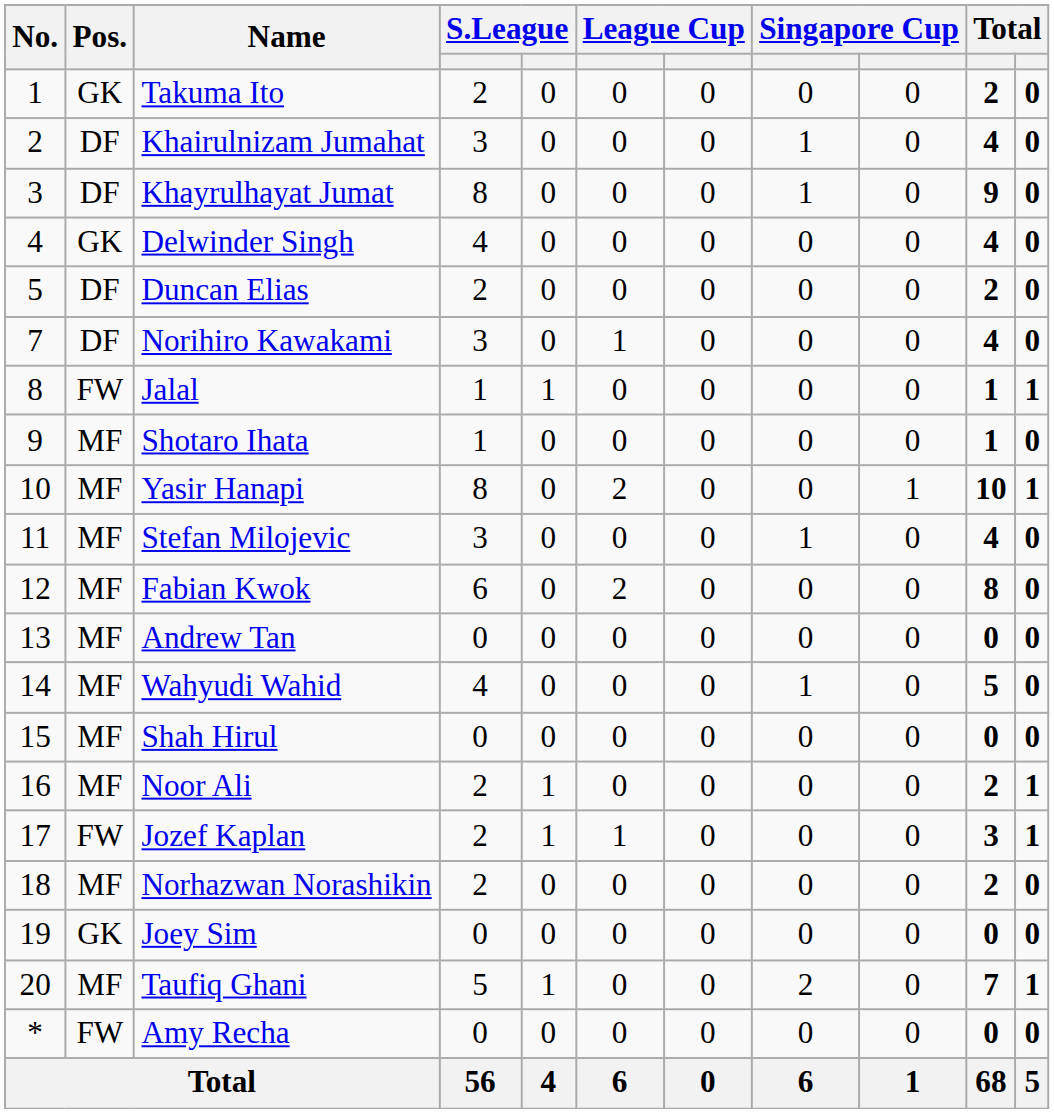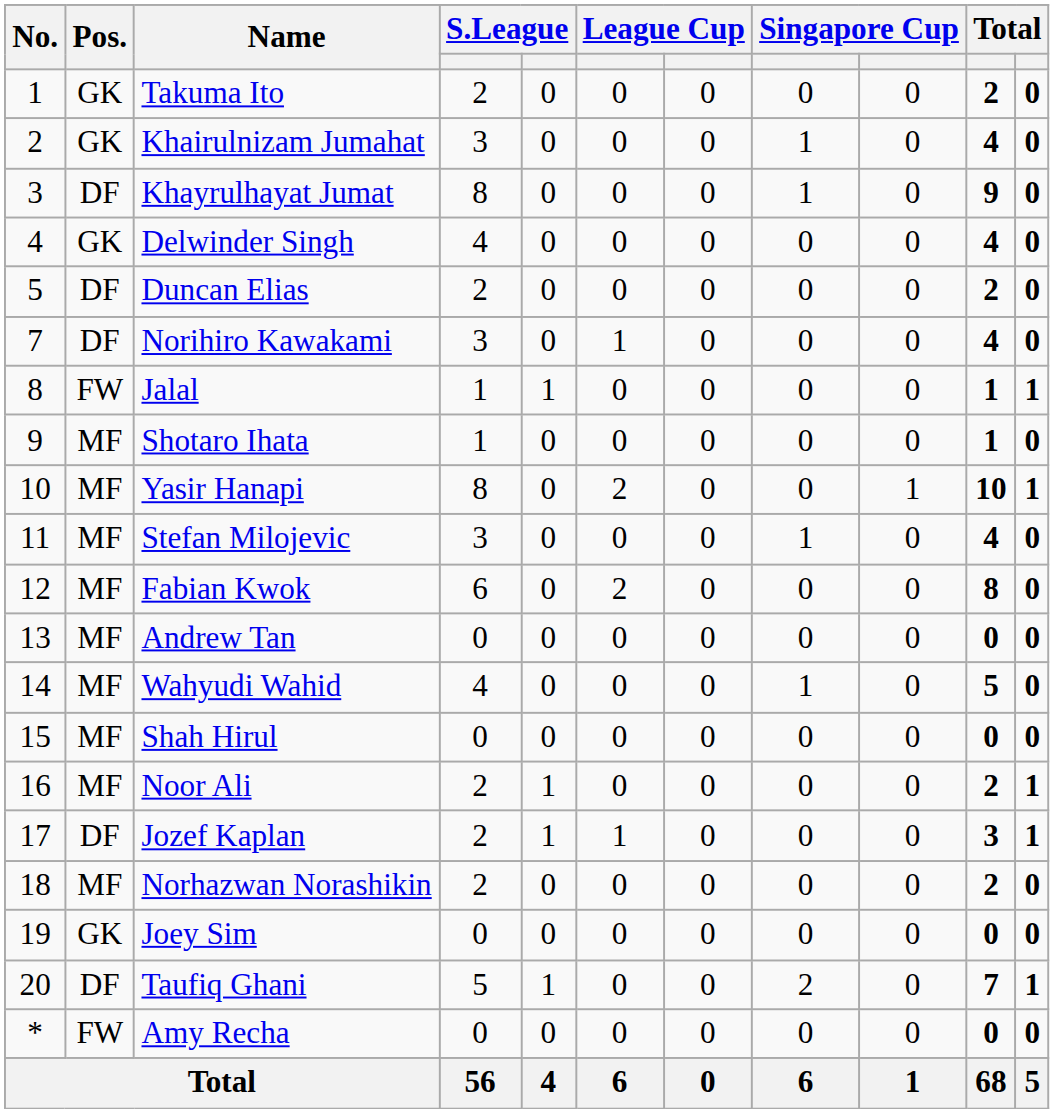(100, 142) DF -> (100, 142) GK
(100, 835) FW -> (100, 835) DF
(100, 983) MF -> (100, 983) DF
